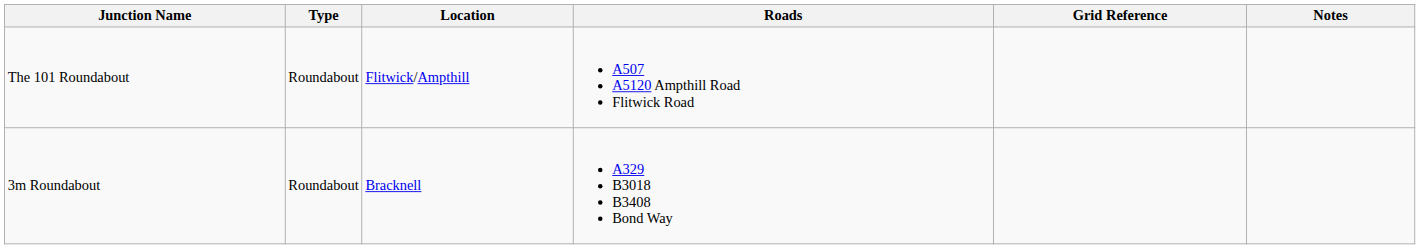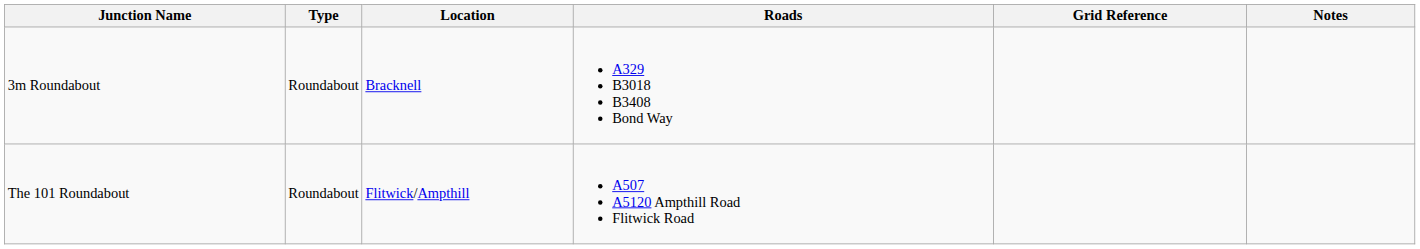rows swapped: (69, 77) <-> (54, 185)
